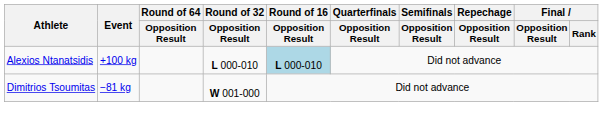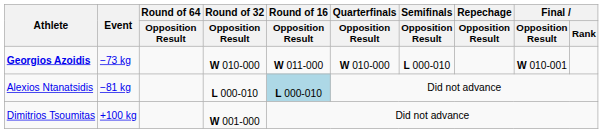+ row: (49, 61)
(118, 61) +100 kg -> (115, 88) −81 kg
(115, 88) −81 kg -> (118, 116) +100 kg
